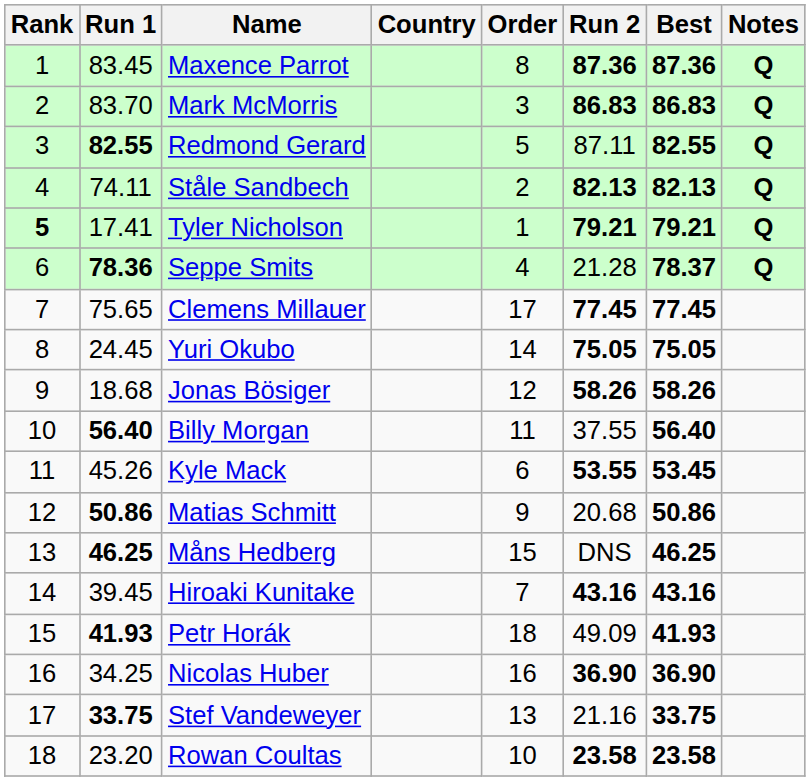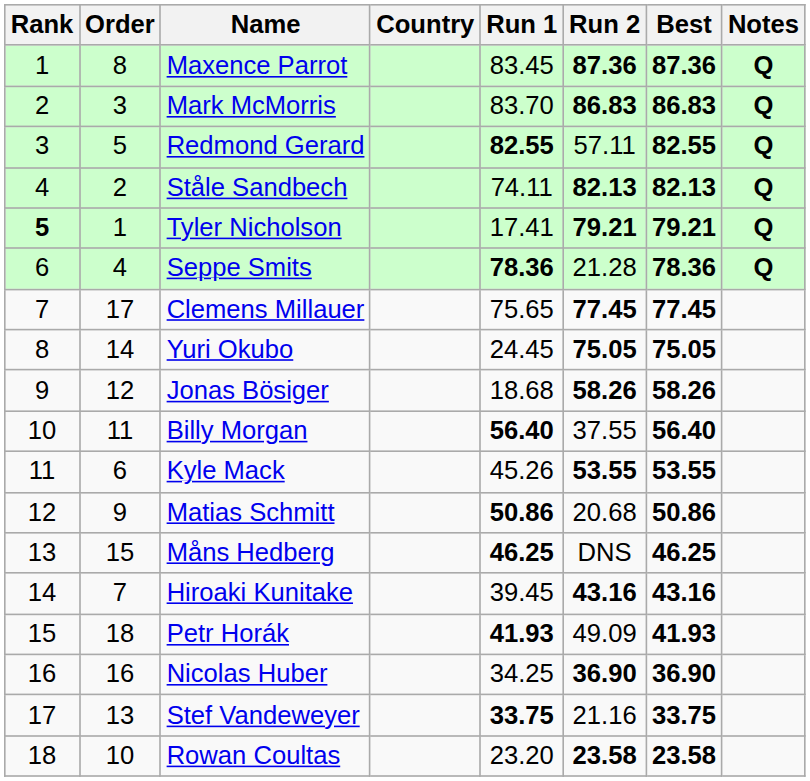columns swapped: (522, 24) <-> (121, 24)
(605, 146) 87.11 -> (605, 146) 57.11
(684, 268) 78.37 -> (684, 268) 78.36
(684, 471) 53.45 -> (684, 471) 53.55
